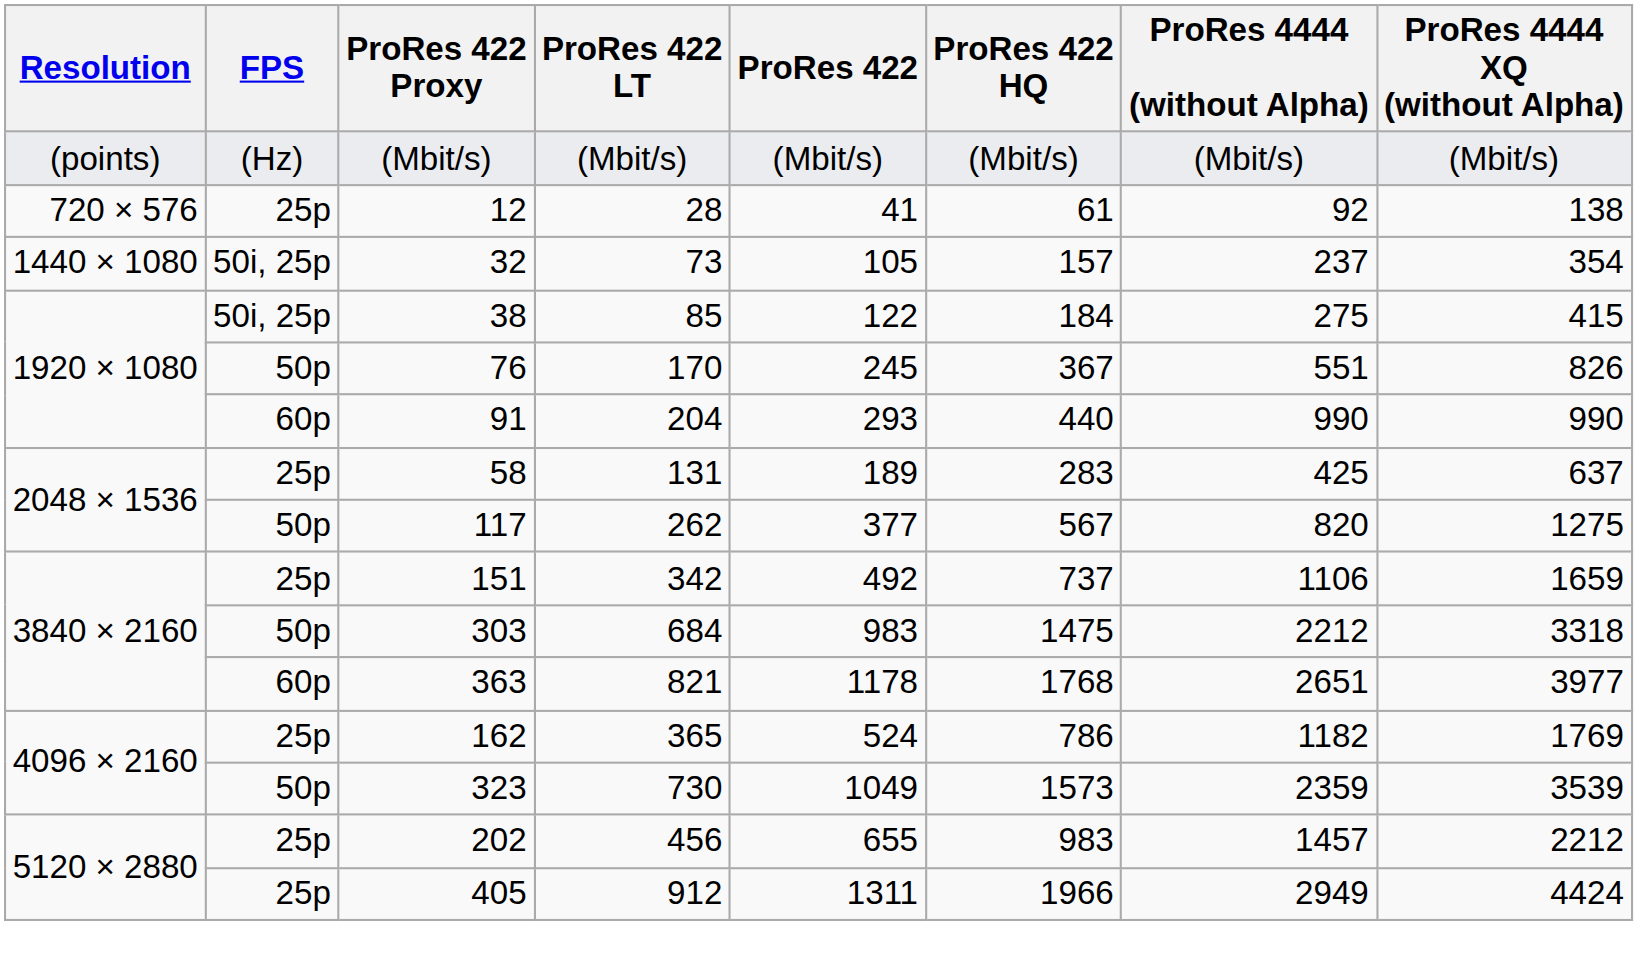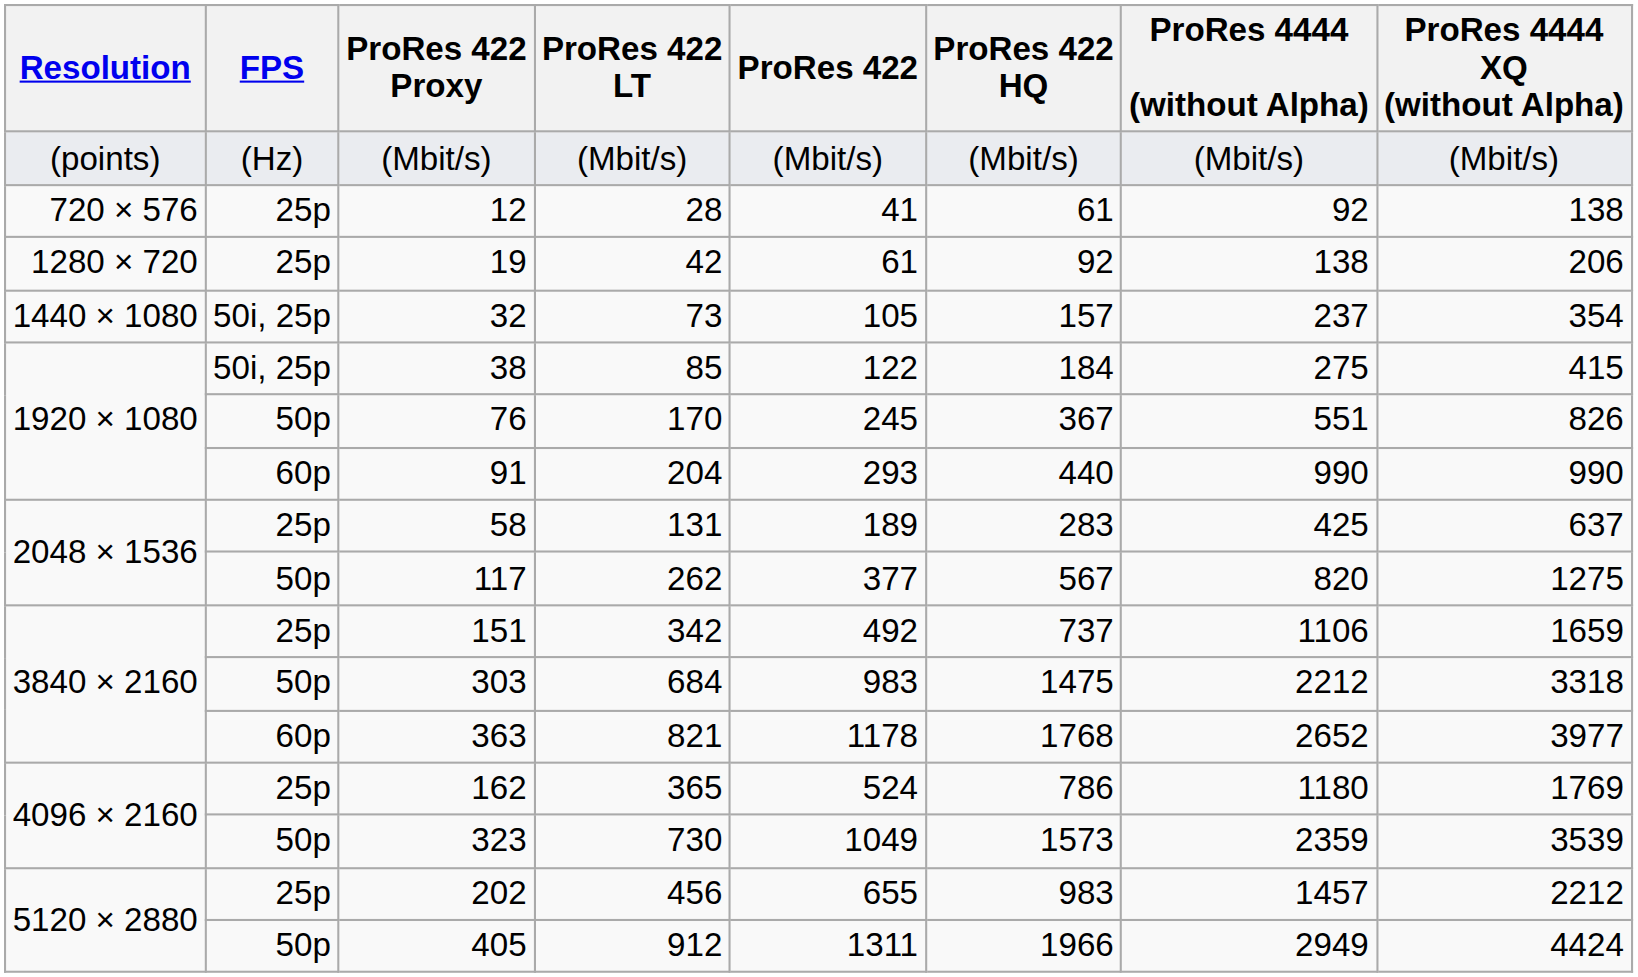+ row: (508, 262)
(1332, 683) 2651 -> (1332, 735) 2652
(1333, 735) 1182 -> (1333, 788) 1180
(303, 893) 25p -> (303, 945) 50p
